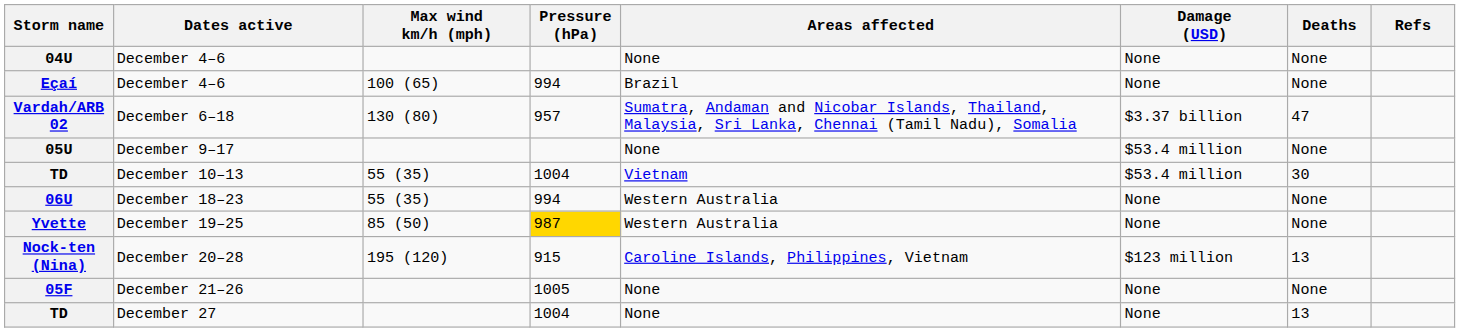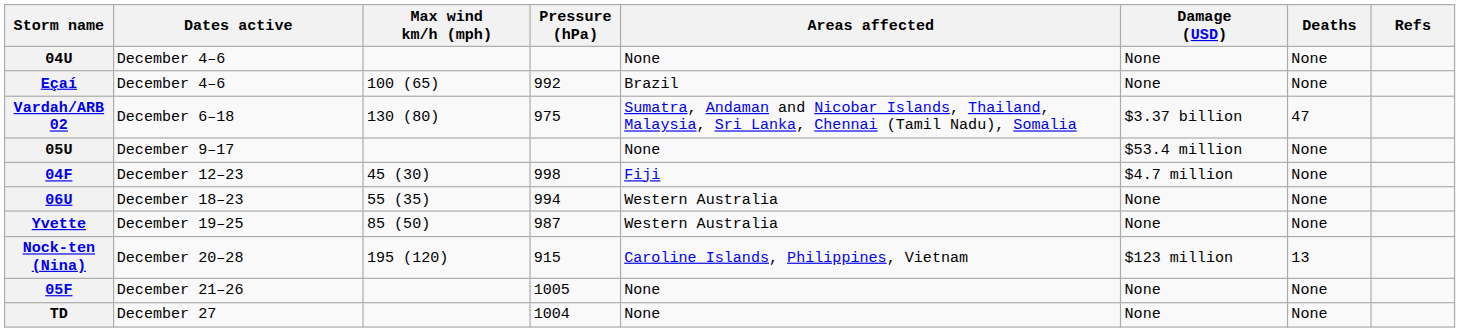(547, 83) 994 -> (547, 83) 992
(547, 117) 957 -> (547, 117) 975
- row: (59, 175)
+ row: (59, 175)
(547, 224) gold background -> (547, 224) no background
(1300, 315) 13 -> (1309, 315) None
